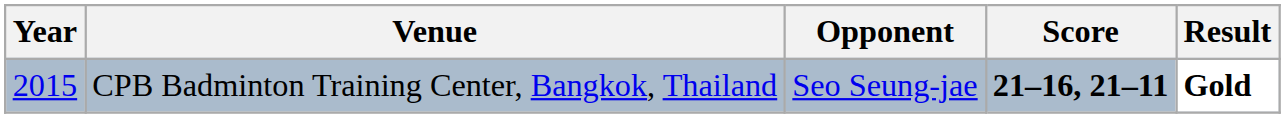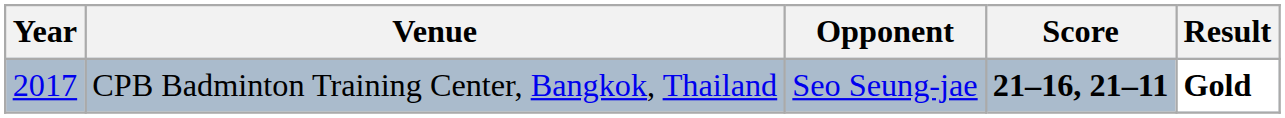(45, 84) 2015 -> (45, 84) 2017
